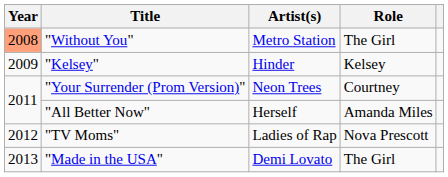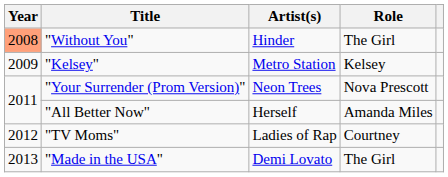(294, 40) Metro Station -> (273, 40) Hinder
(273, 64) Hinder -> (294, 64) Metro Station
(372, 87) Courtney -> (386, 87) Nova Prescott
(386, 135) Nova Prescott -> (372, 135) Courtney
